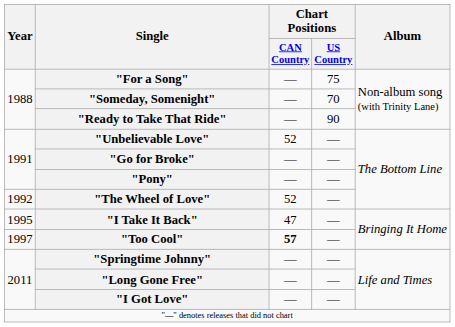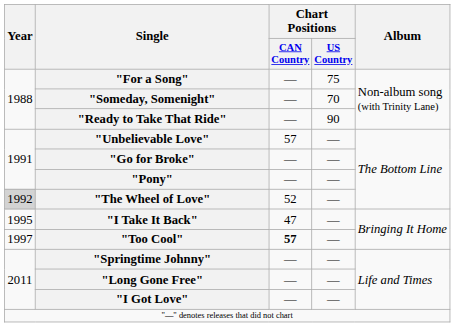(290, 139) 52 -> (290, 139) 57
(20, 199) no background -> (20, 199) lightgrey background
